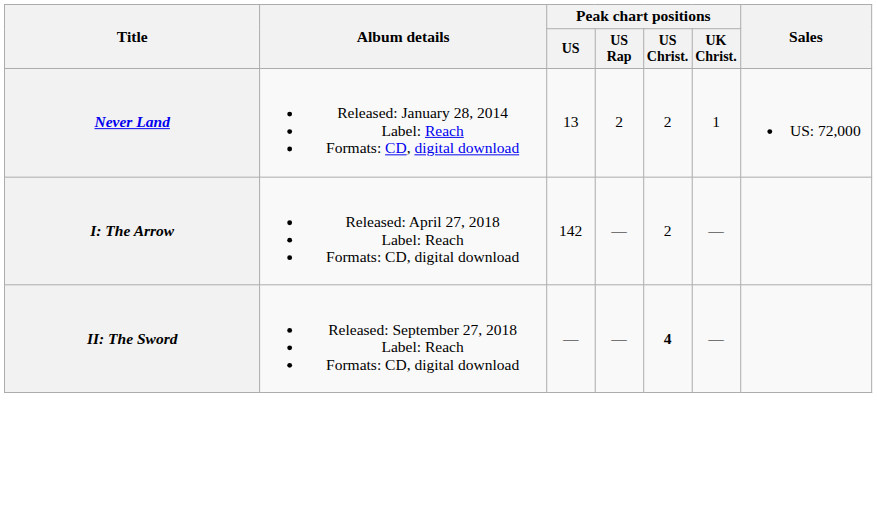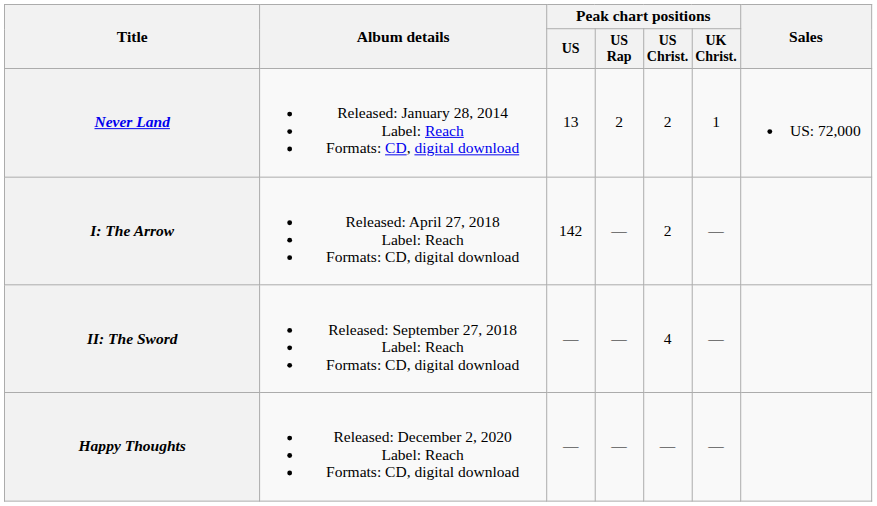(668, 338) bold -> (668, 338) normal
+ row: (132, 446)
